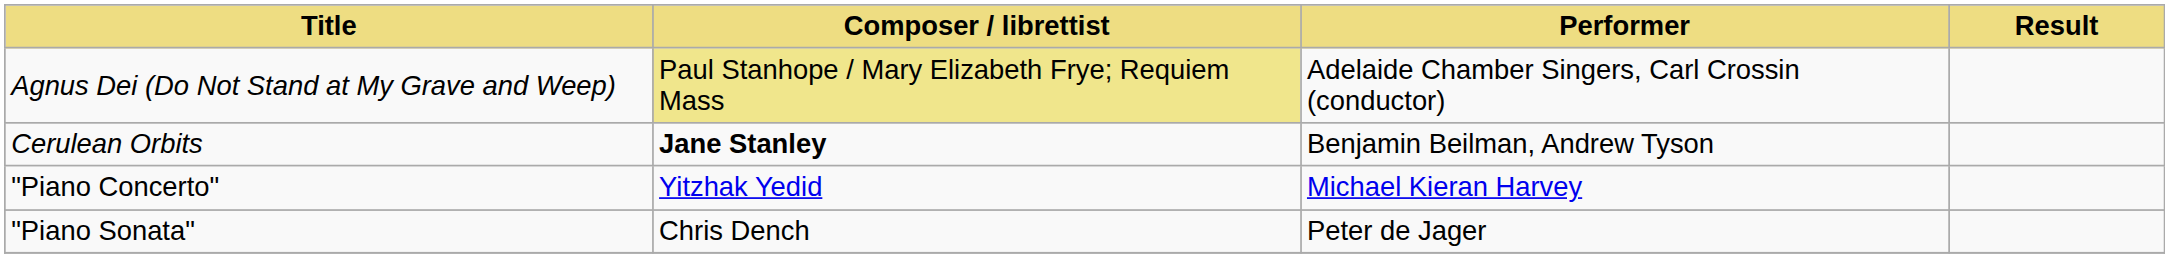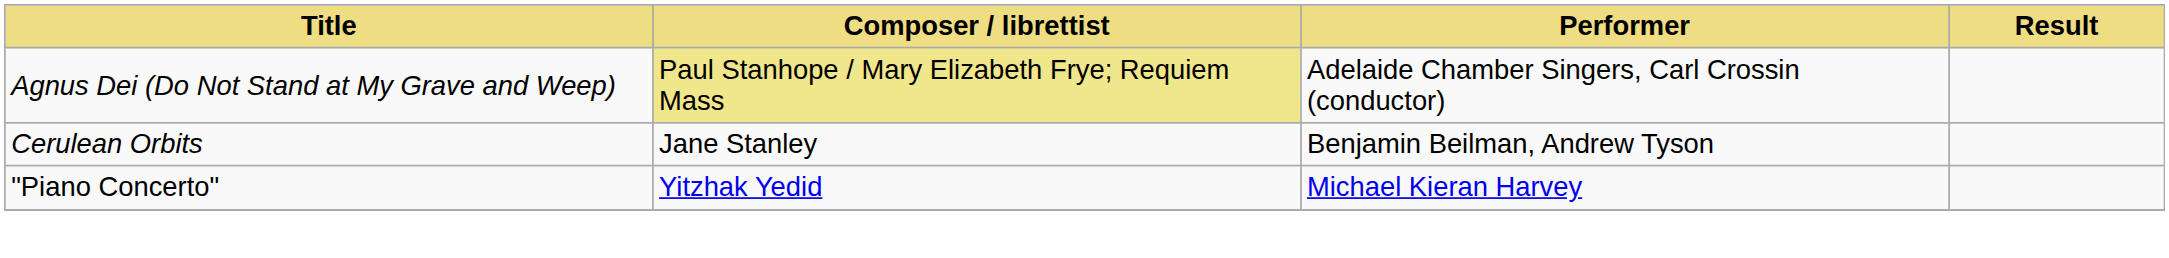(743, 143) bold -> (738, 143) normal
- row: (103, 230)
